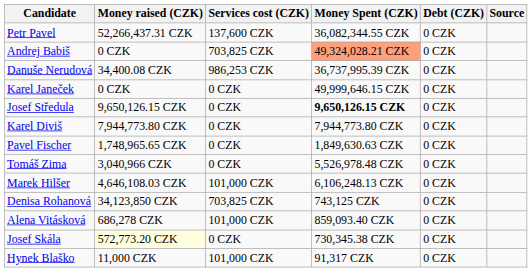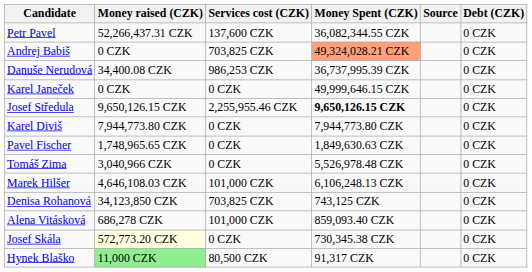columns swapped: (454, 13) <-> (507, 13)
(225, 107) 0 CZK -> (253, 107) 2,255,955.46 CZK
(127, 257) no background -> (127, 257) lightgreen background
(241, 257) 101,000 CZK -> (238, 257) 80,500 CZK
